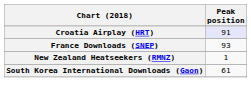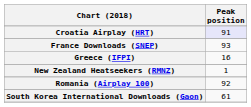+ row: (105, 58)
+ row: (105, 83)
